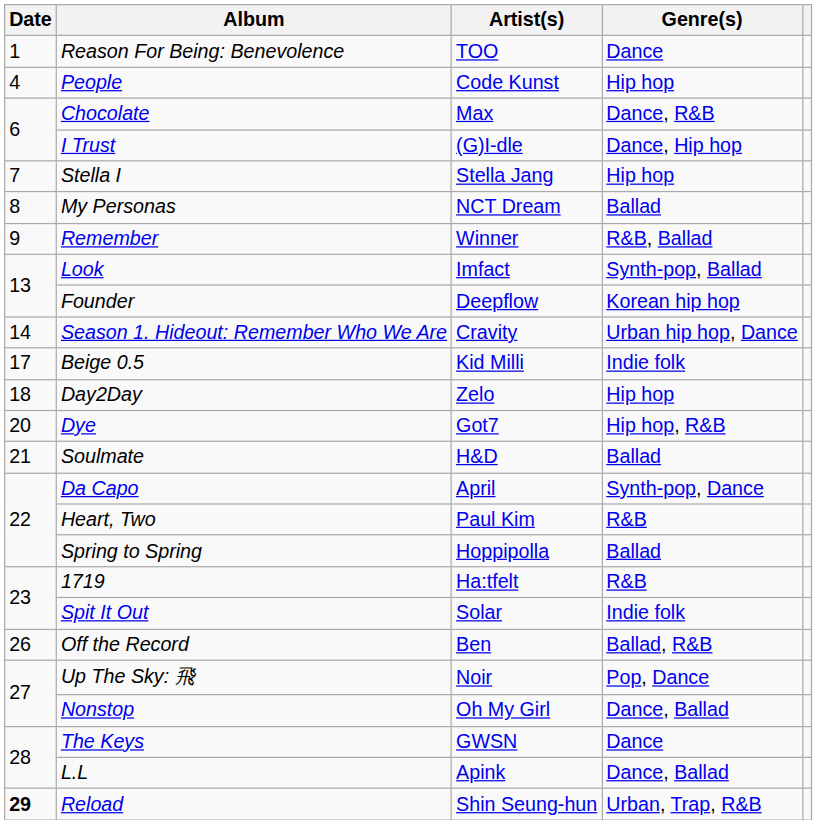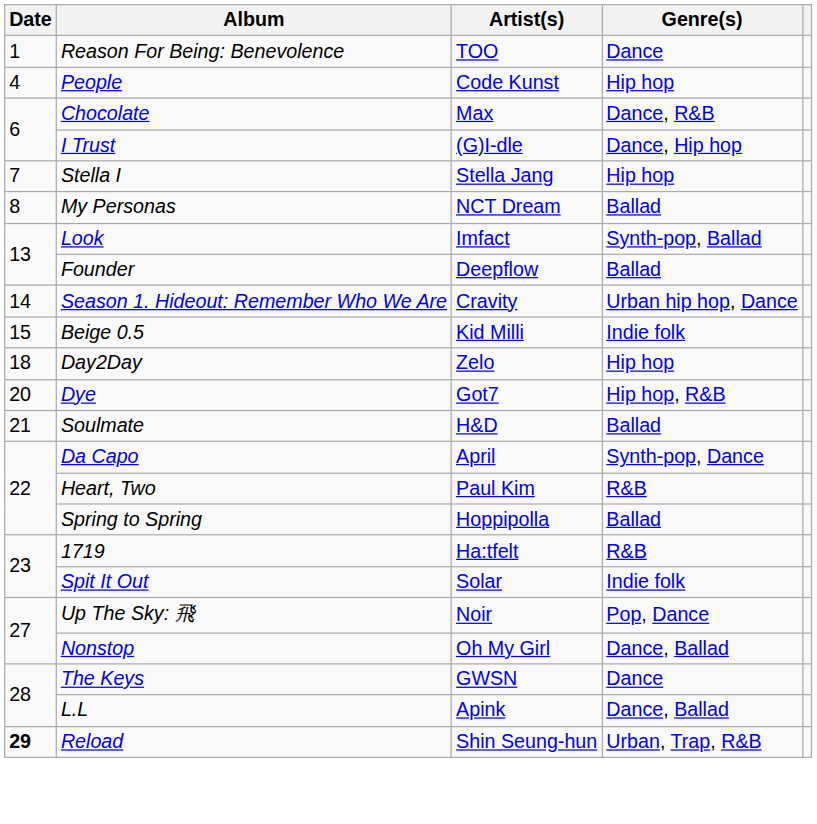- row: (110, 238)
(673, 301) Korean hip hop -> (634, 269) Ballad
(20, 363) 17 -> (20, 332) 15
- row: (125, 644)
